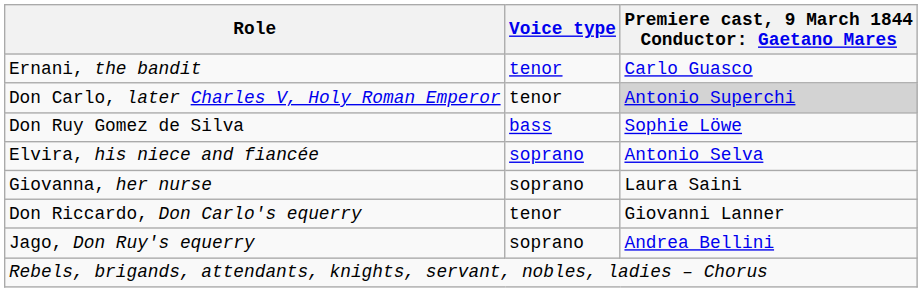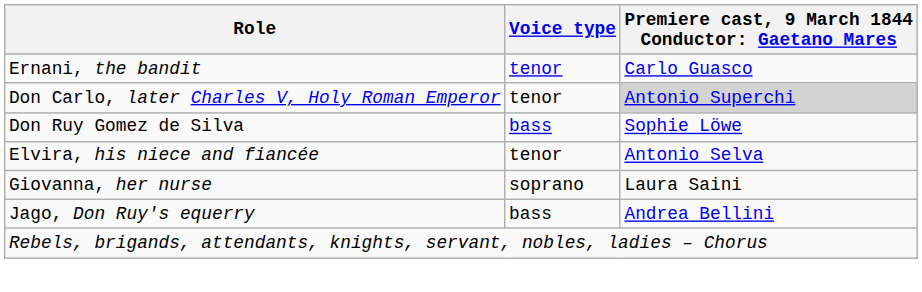(546, 156) soprano -> (536, 156) tenor
- row: (185, 214)
(546, 243) soprano -> (530, 214) bass
